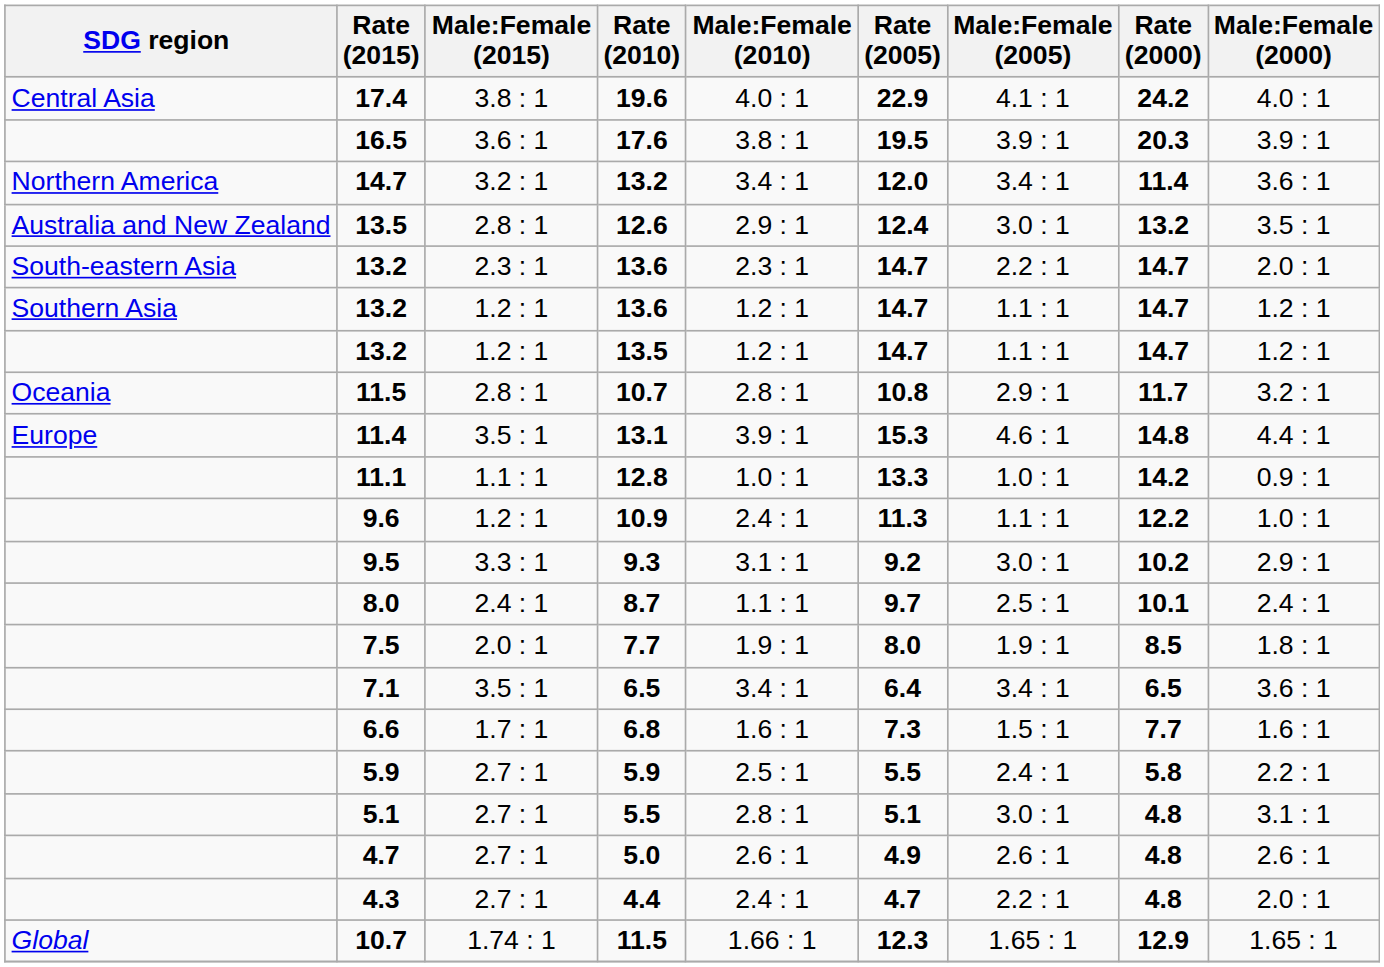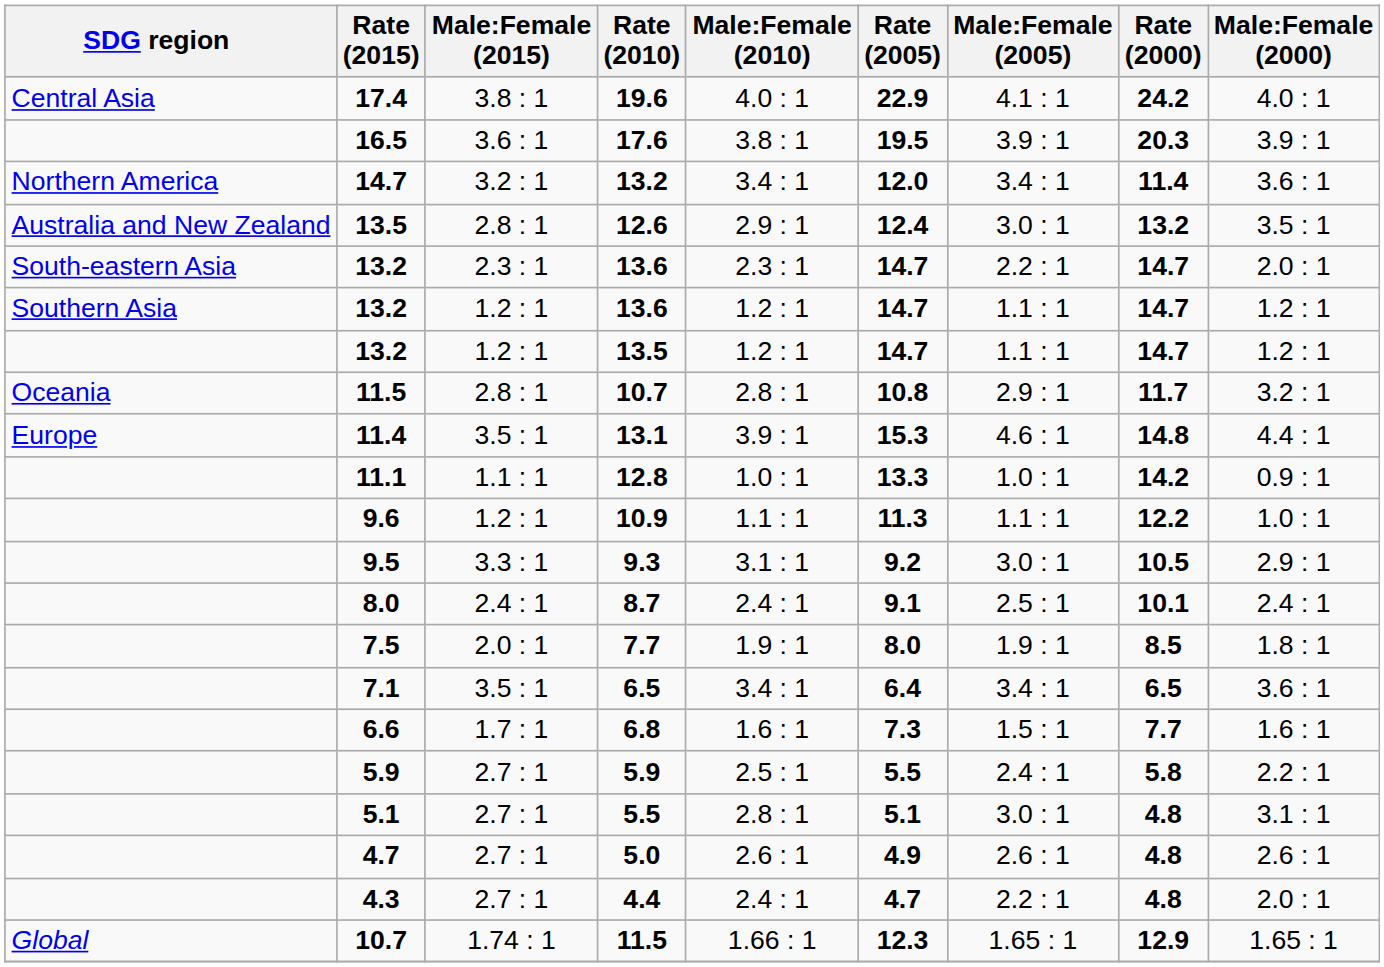(772, 519) 2.4 : 1 -> (772, 519) 1.1 : 1
(1163, 561) 10.2 -> (1163, 561) 10.5
(772, 603) 1.1 : 1 -> (772, 603) 2.4 : 1
(903, 603) 9.7 -> (903, 603) 9.1
